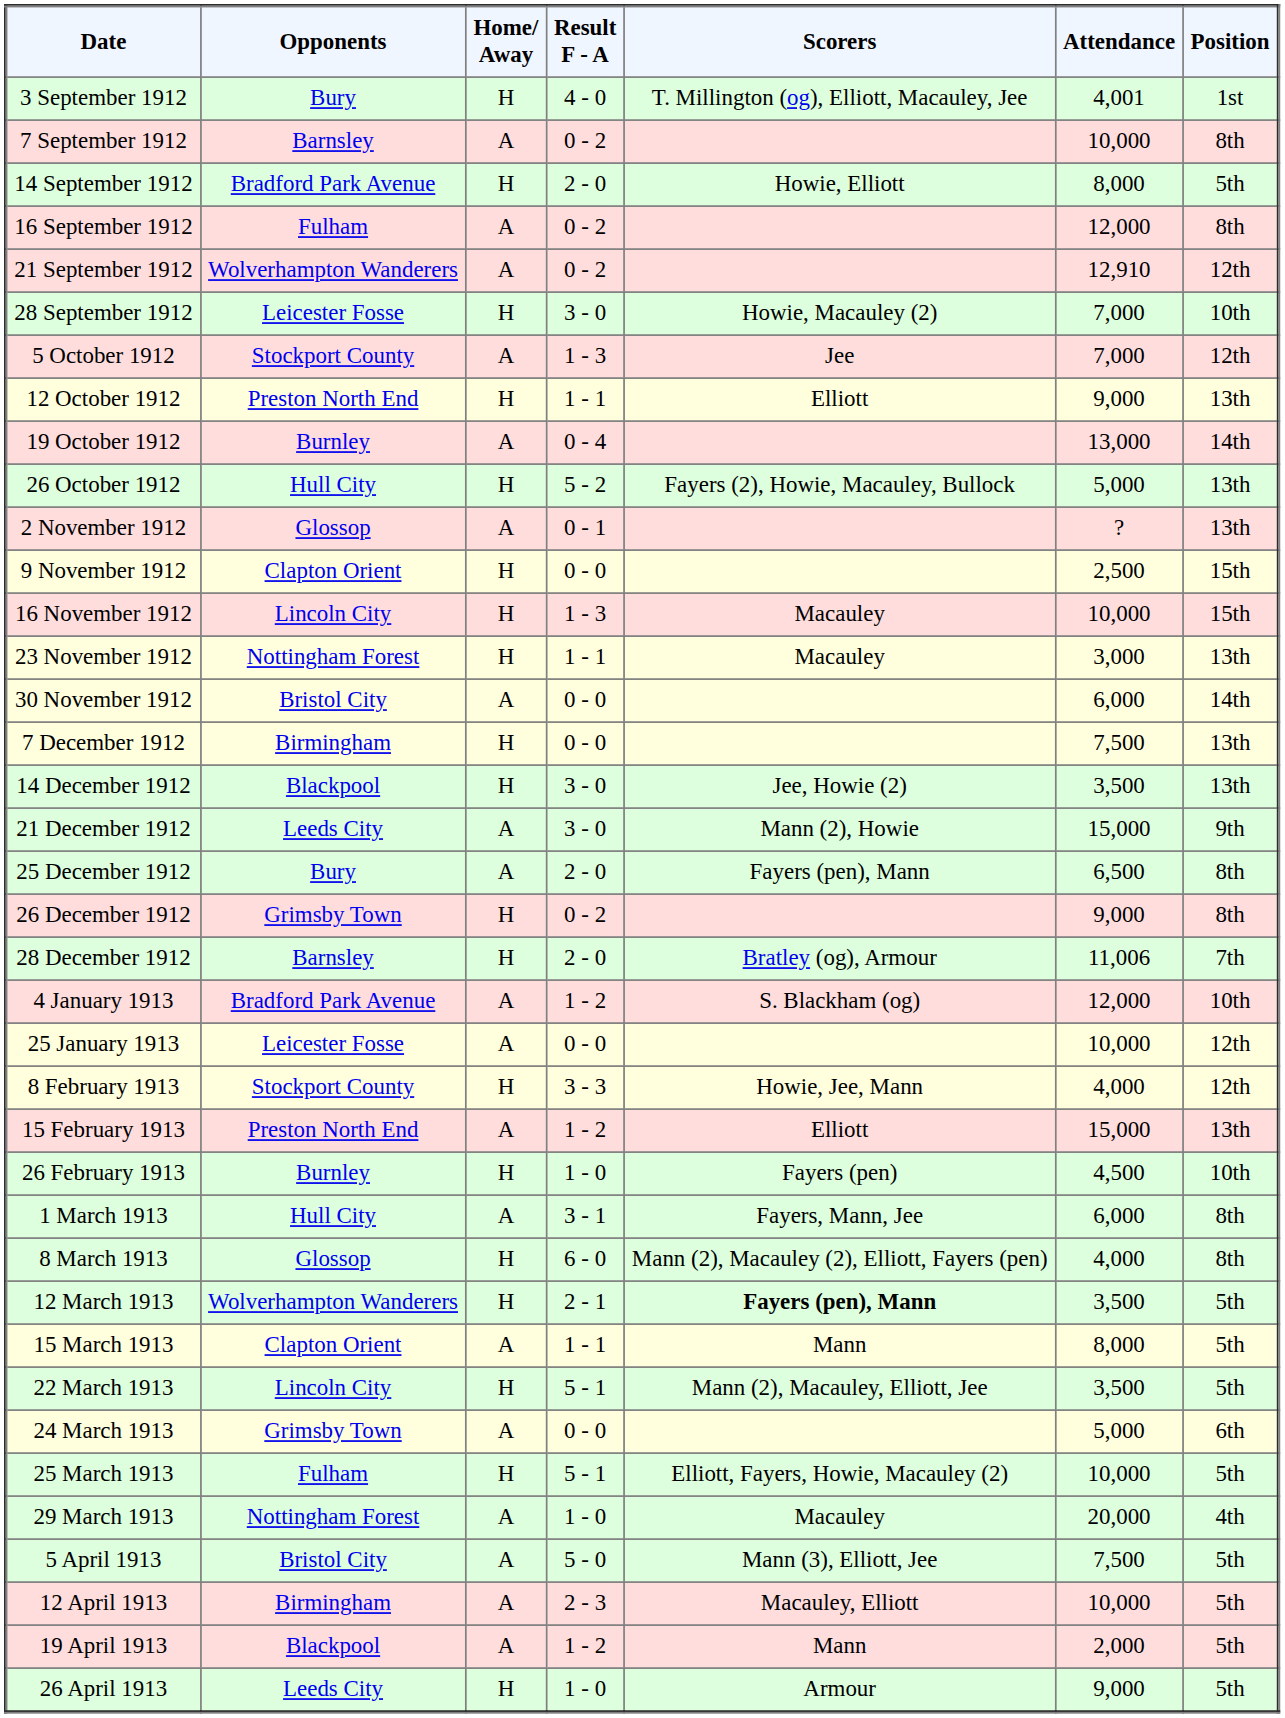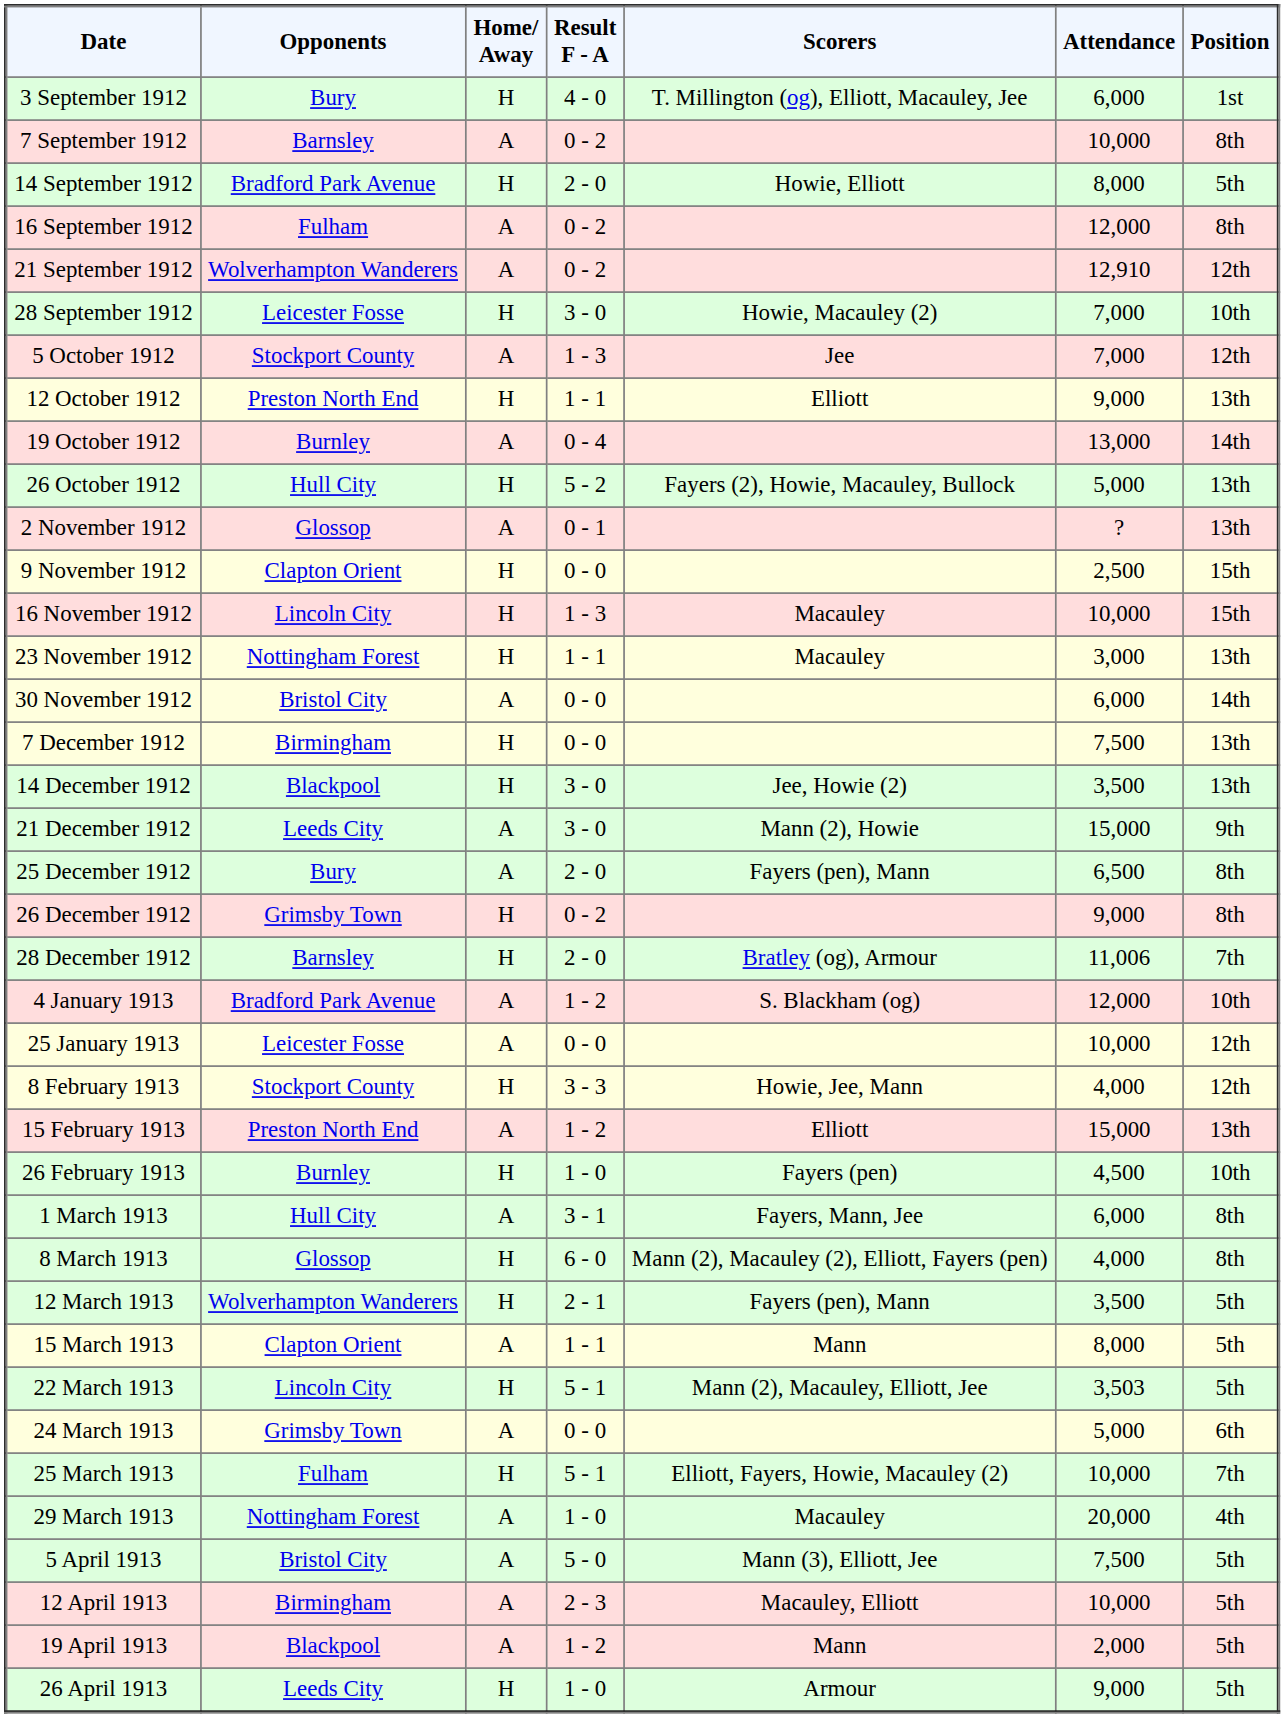(1119, 98) 4,001 -> (1119, 98) 6,000
(840, 1302) bold -> (840, 1302) normal
(1119, 1388) 3,500 -> (1119, 1388) 3,503
(1230, 1474) 5th -> (1230, 1474) 7th
